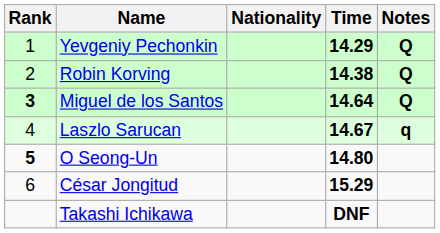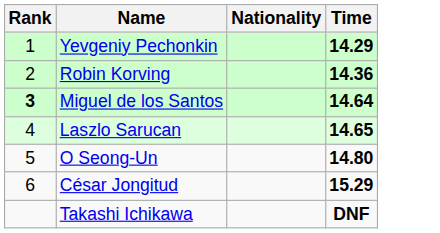- column: (406, 18)
(351, 74) 14.38 -> (351, 74) 14.36
(351, 130) 14.67 -> (351, 130) 14.65
(30, 158) bold -> (30, 158) normal
